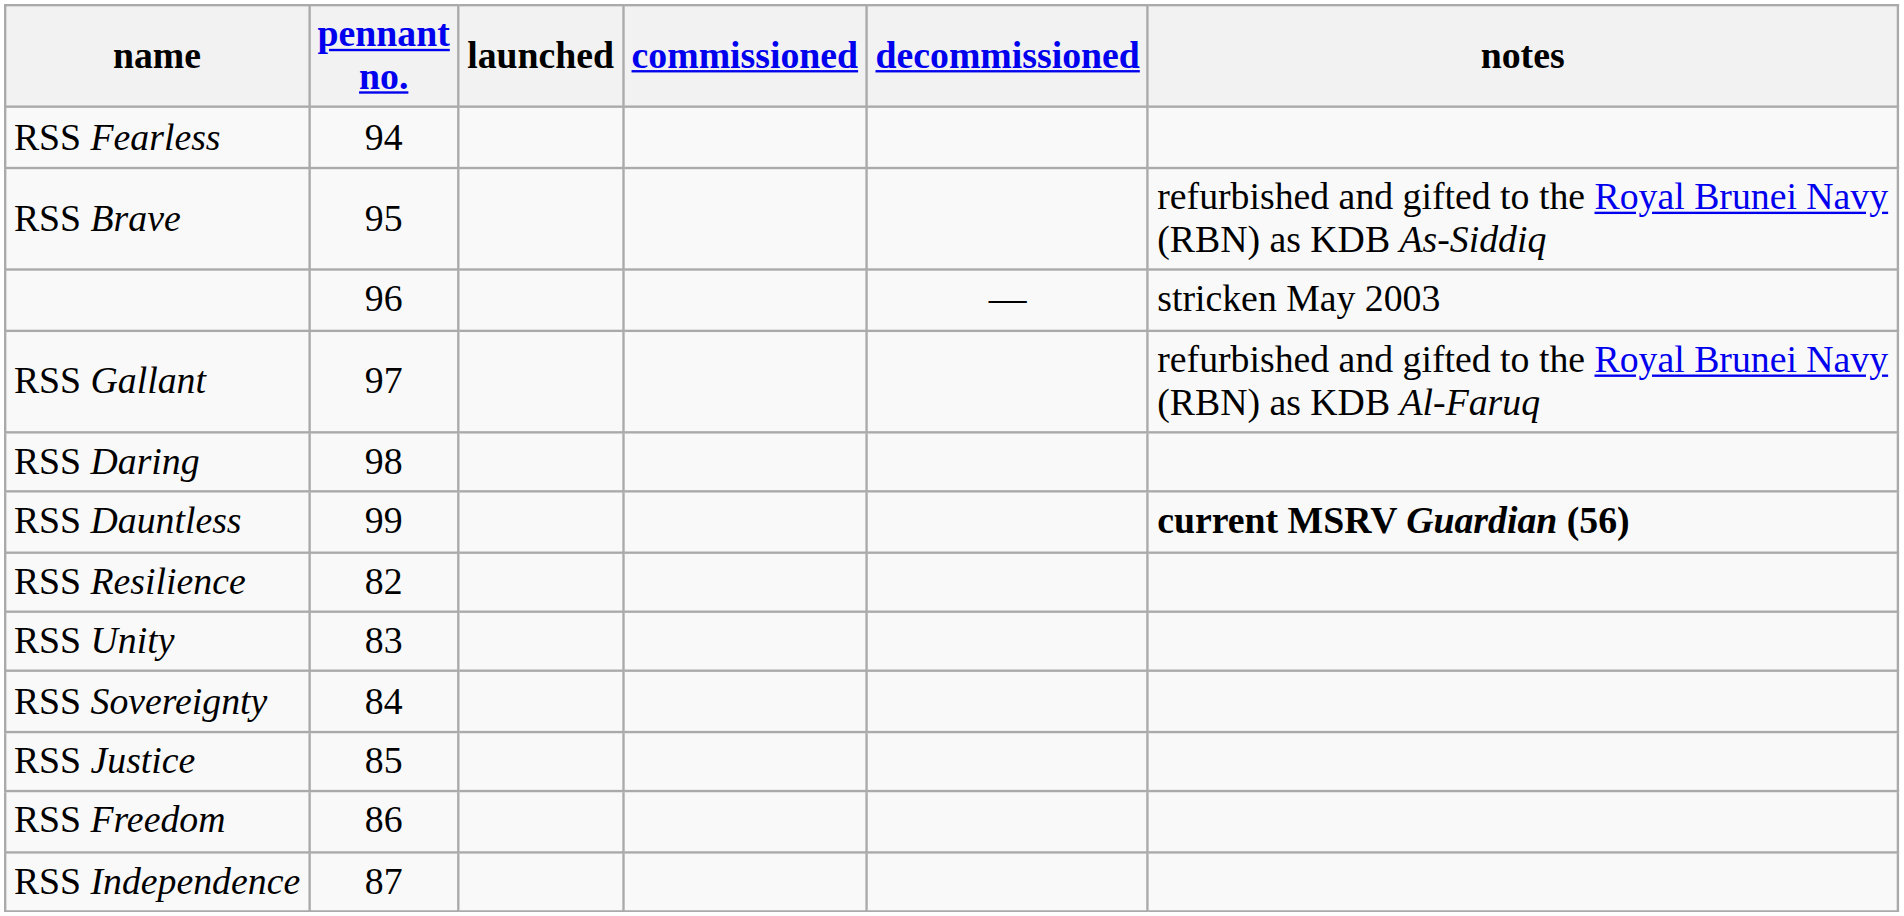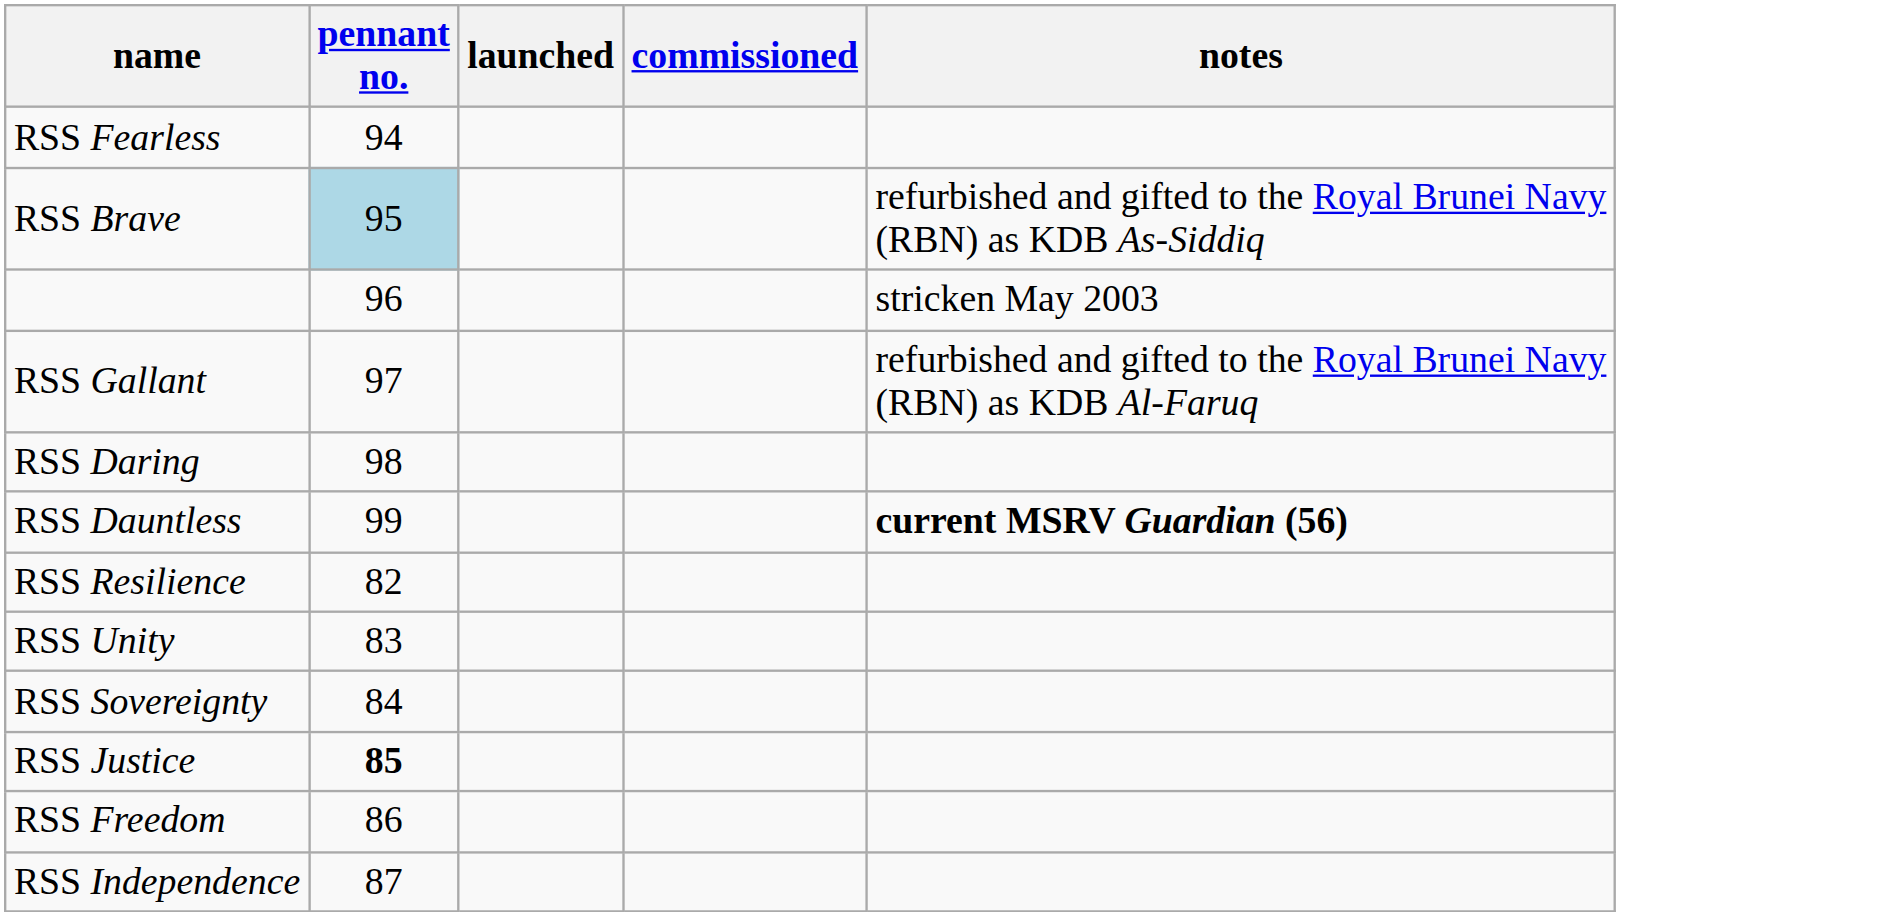- column: (1008, 55)
(384, 217) no background -> (384, 217) lightblue background
(384, 760) normal -> (384, 760) bold
